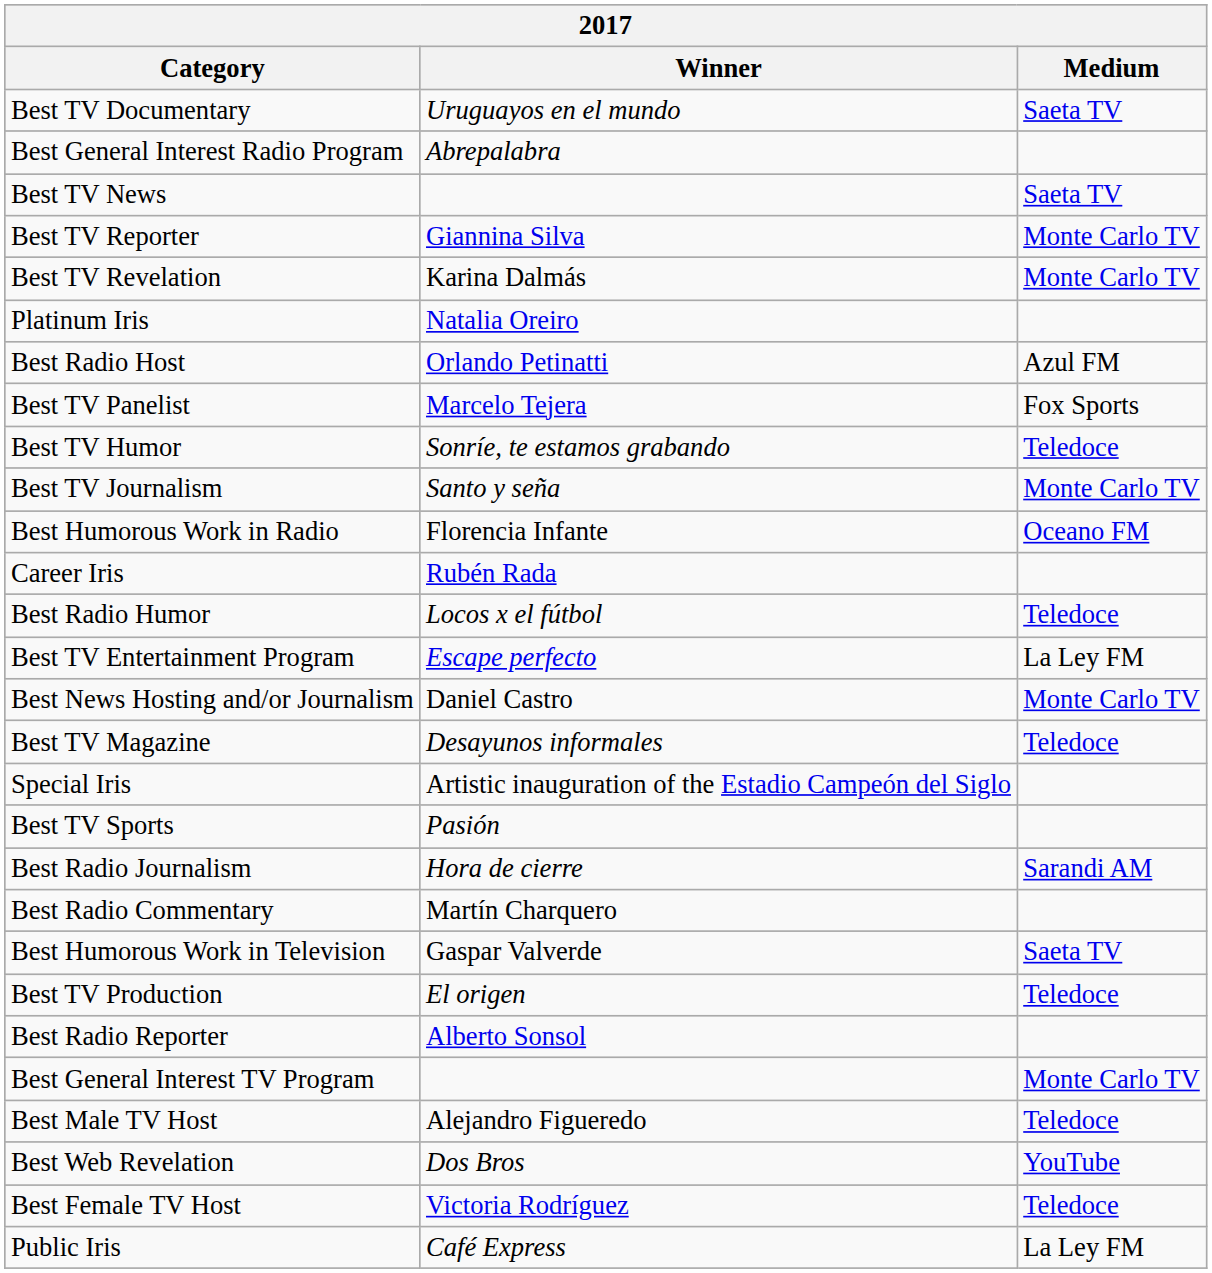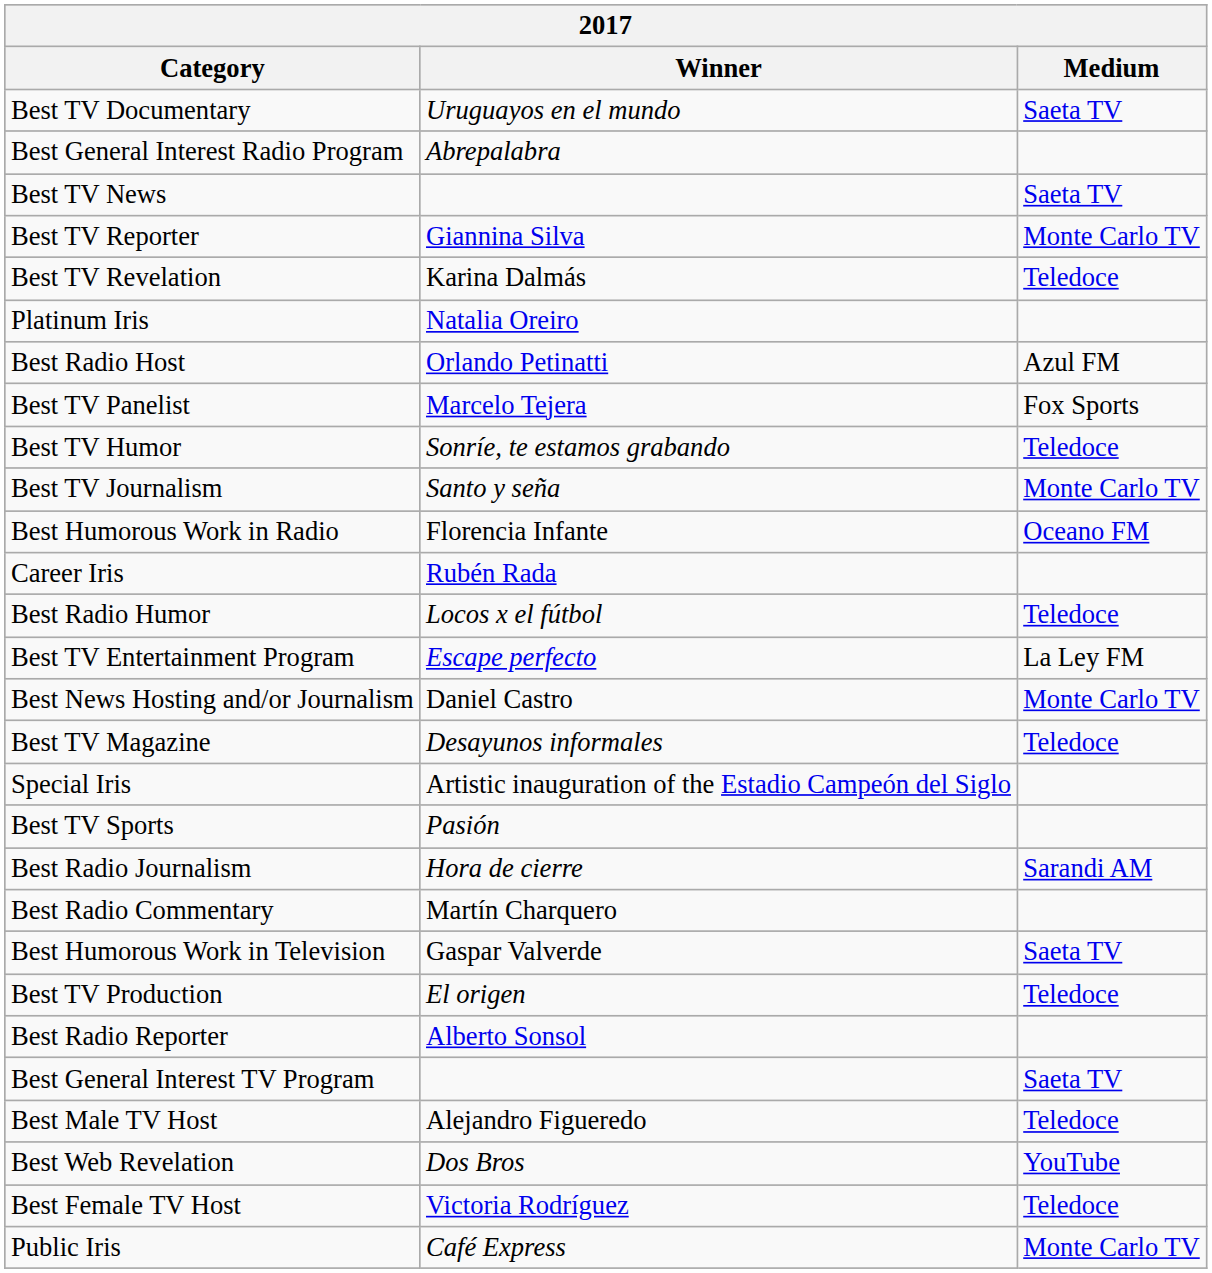(1111, 278) Monte Carlo TV -> (1071, 278) Teledoce
(1111, 1078) Monte Carlo TV -> (1073, 1078) Saeta TV
(1084, 1247) La Ley FM -> (1111, 1247) Monte Carlo TV
